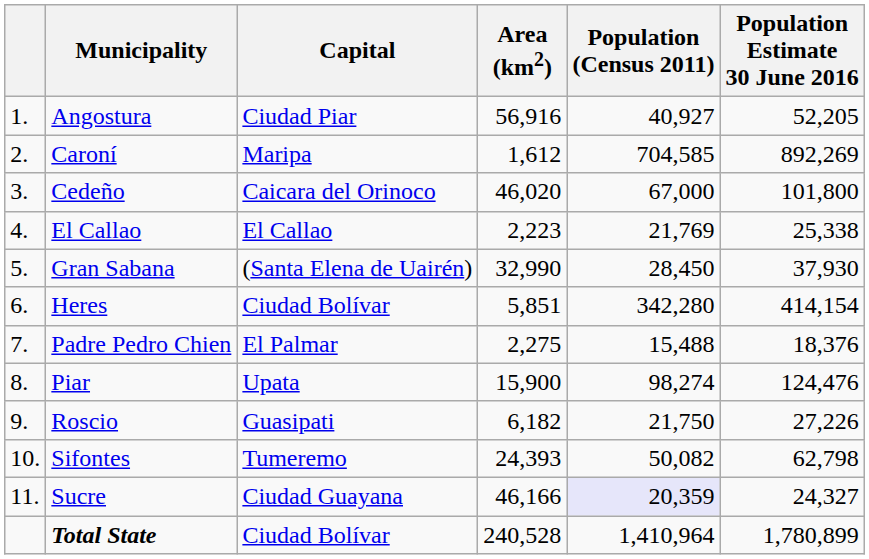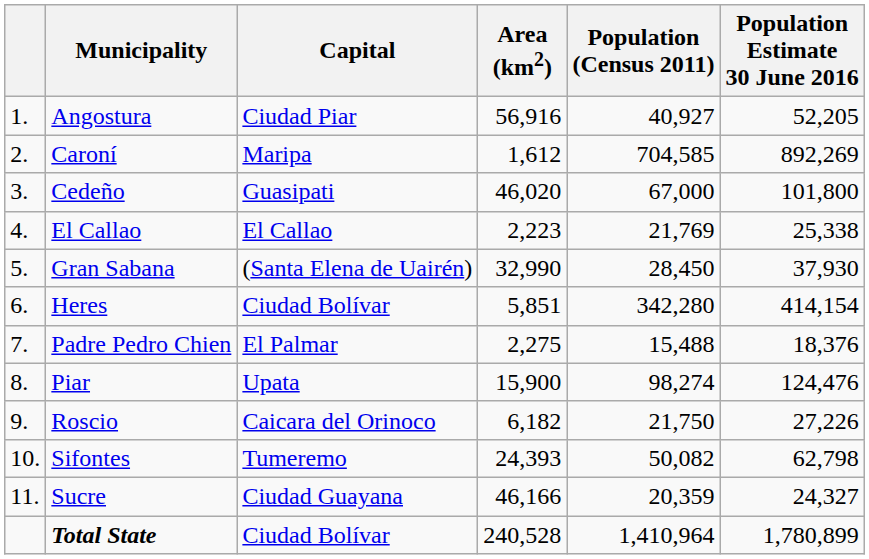(339, 191) Caicara del Orinoco -> (288, 191) Guasipati
(288, 420) Guasipati -> (339, 420) Caicara del Orinoco
(681, 496) lavender background -> (681, 496) no background
